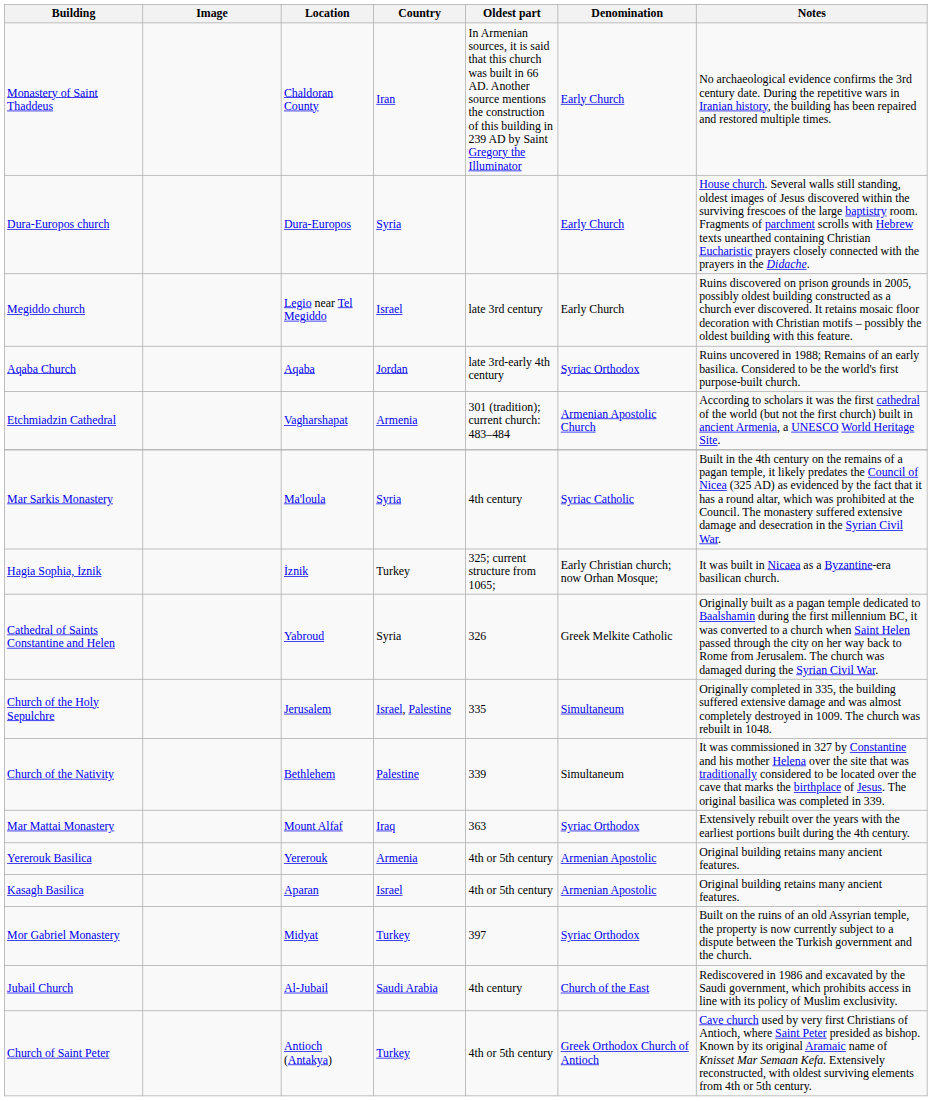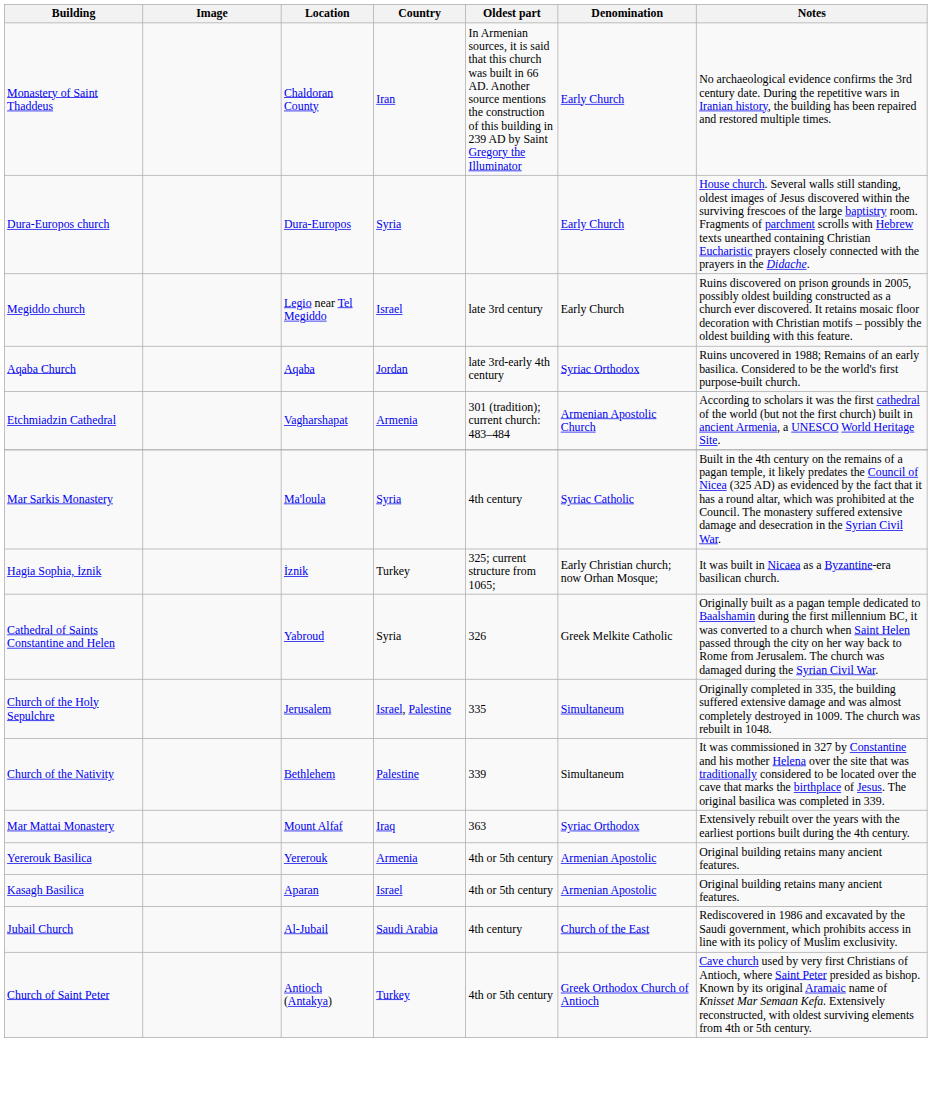- row: (63, 936)
